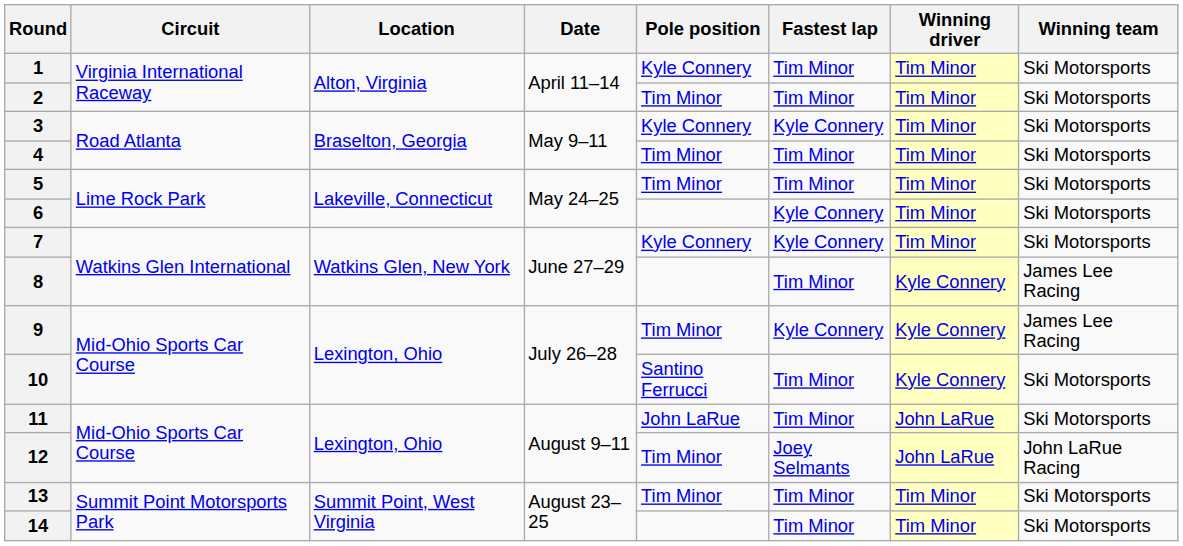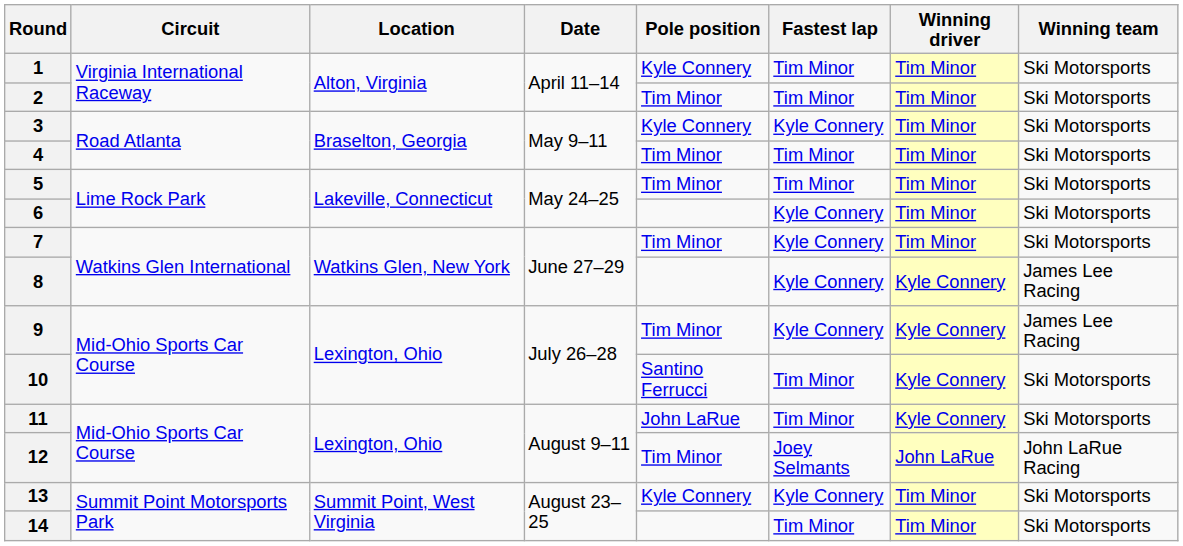(696, 242) Kyle Connery -> (681, 242) Tim Minor
(814, 281) Tim Minor -> (828, 281) Kyle Connery
(945, 418) John LaRue -> (950, 418) Kyle Connery
(681, 496) Tim Minor -> (696, 496) Kyle Connery
(814, 496) Tim Minor -> (828, 496) Kyle Connery
